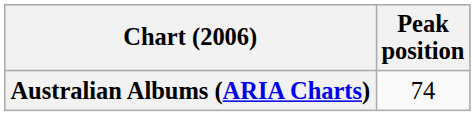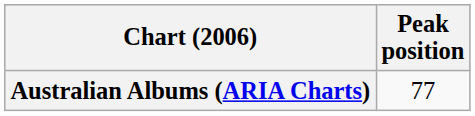(423, 90) 74 -> (423, 90) 77
